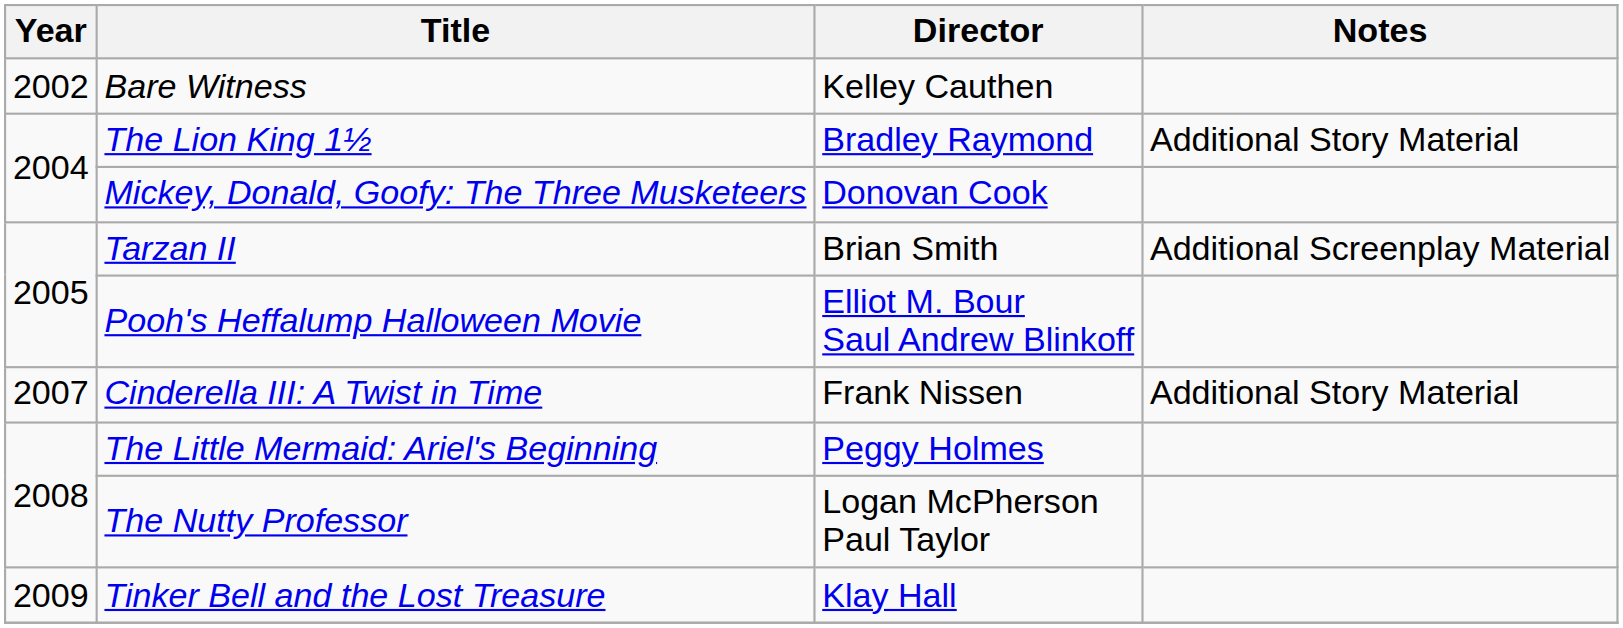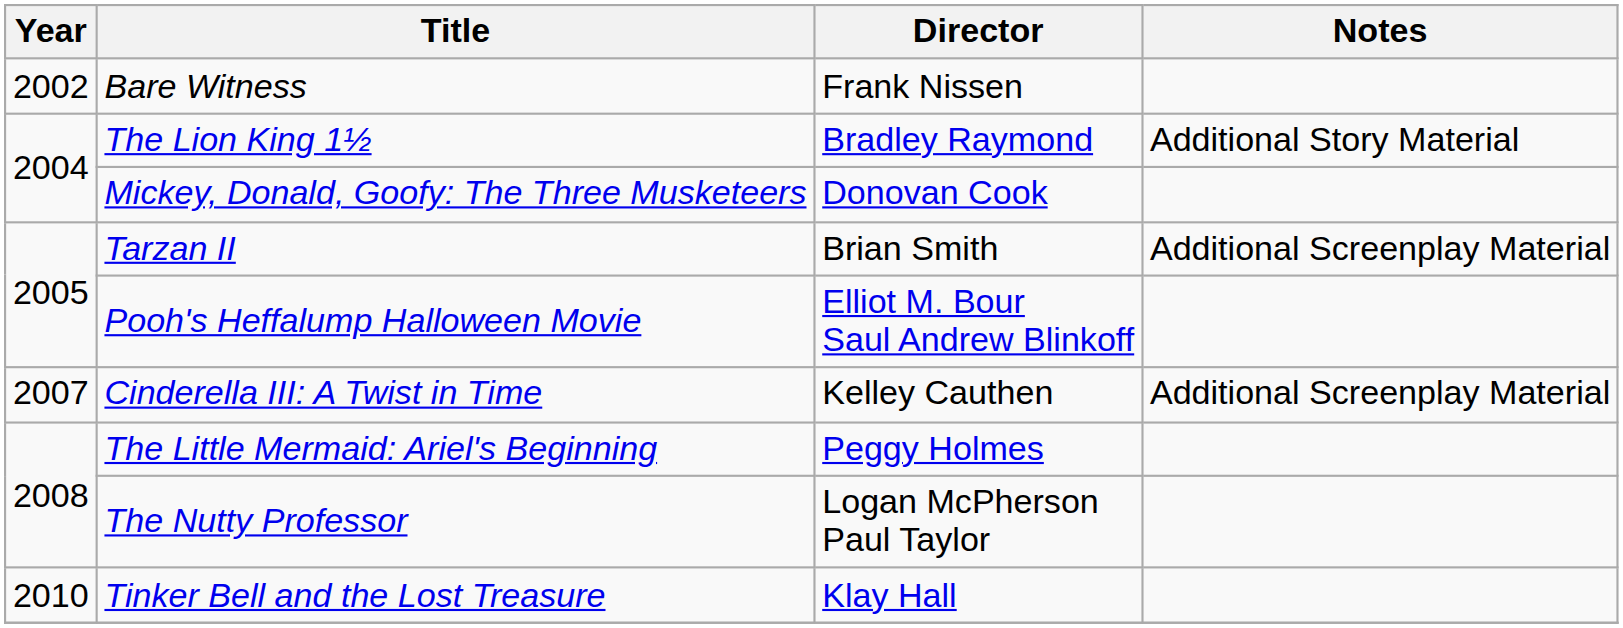(938, 85) Kelley Cauthen -> (923, 85) Frank Nissen
(923, 394) Frank Nissen -> (938, 394) Kelley Cauthen
(1335, 394) Additional Story Material -> (1380, 394) Additional Screenplay Material
(51, 594) 2009 -> (51, 594) 2010
